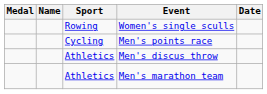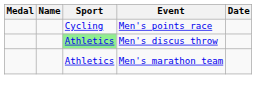- row: (177, 27)
(90, 56) no background -> (90, 42) lightgreen background
